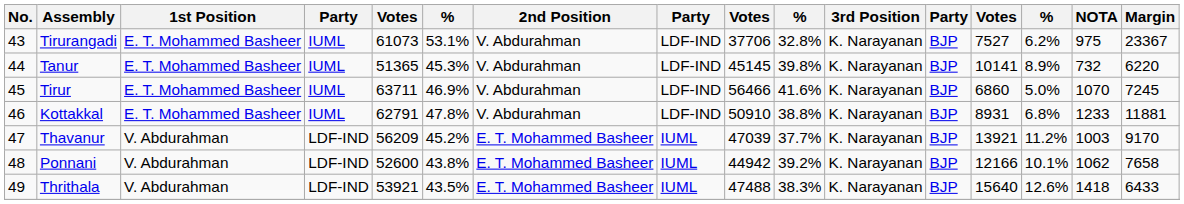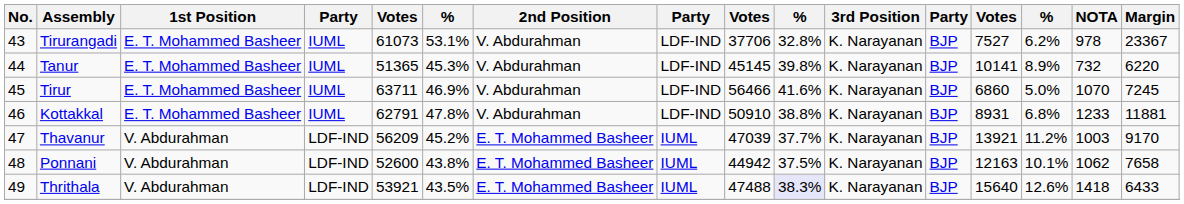(1088, 41) 975 -> (1088, 41) 978
(800, 163) 39.2% -> (800, 163) 37.5%
(996, 163) 12166 -> (996, 163) 12163
(800, 187) no background -> (800, 187) lavender background
